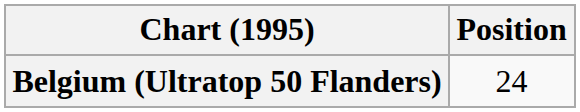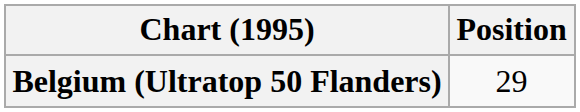(512, 80) 24 -> (512, 80) 29
